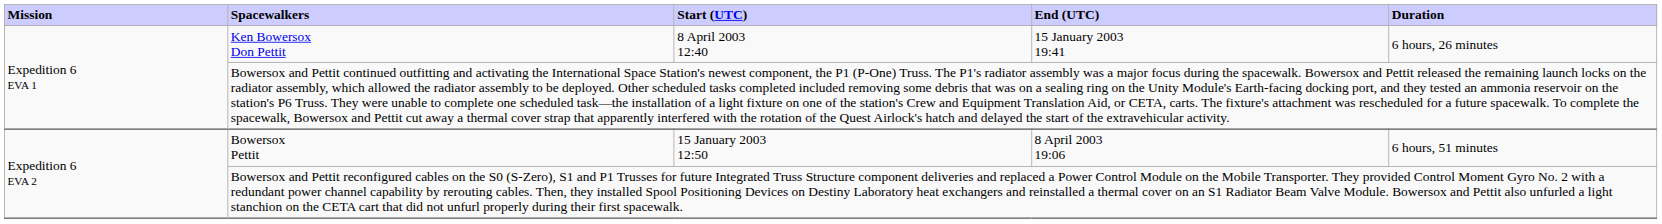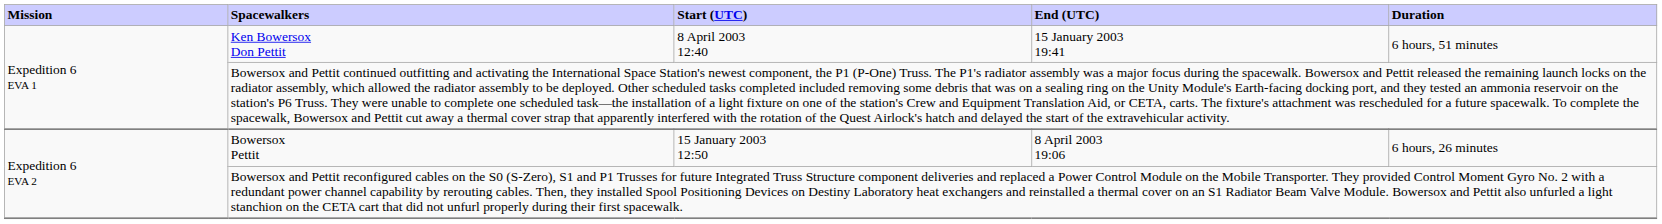(1445, 44) 6 hours, 26 minutes -> (1445, 44) 6 hours, 51 minutes
(1445, 147) 6 hours, 51 minutes -> (1445, 147) 6 hours, 26 minutes
